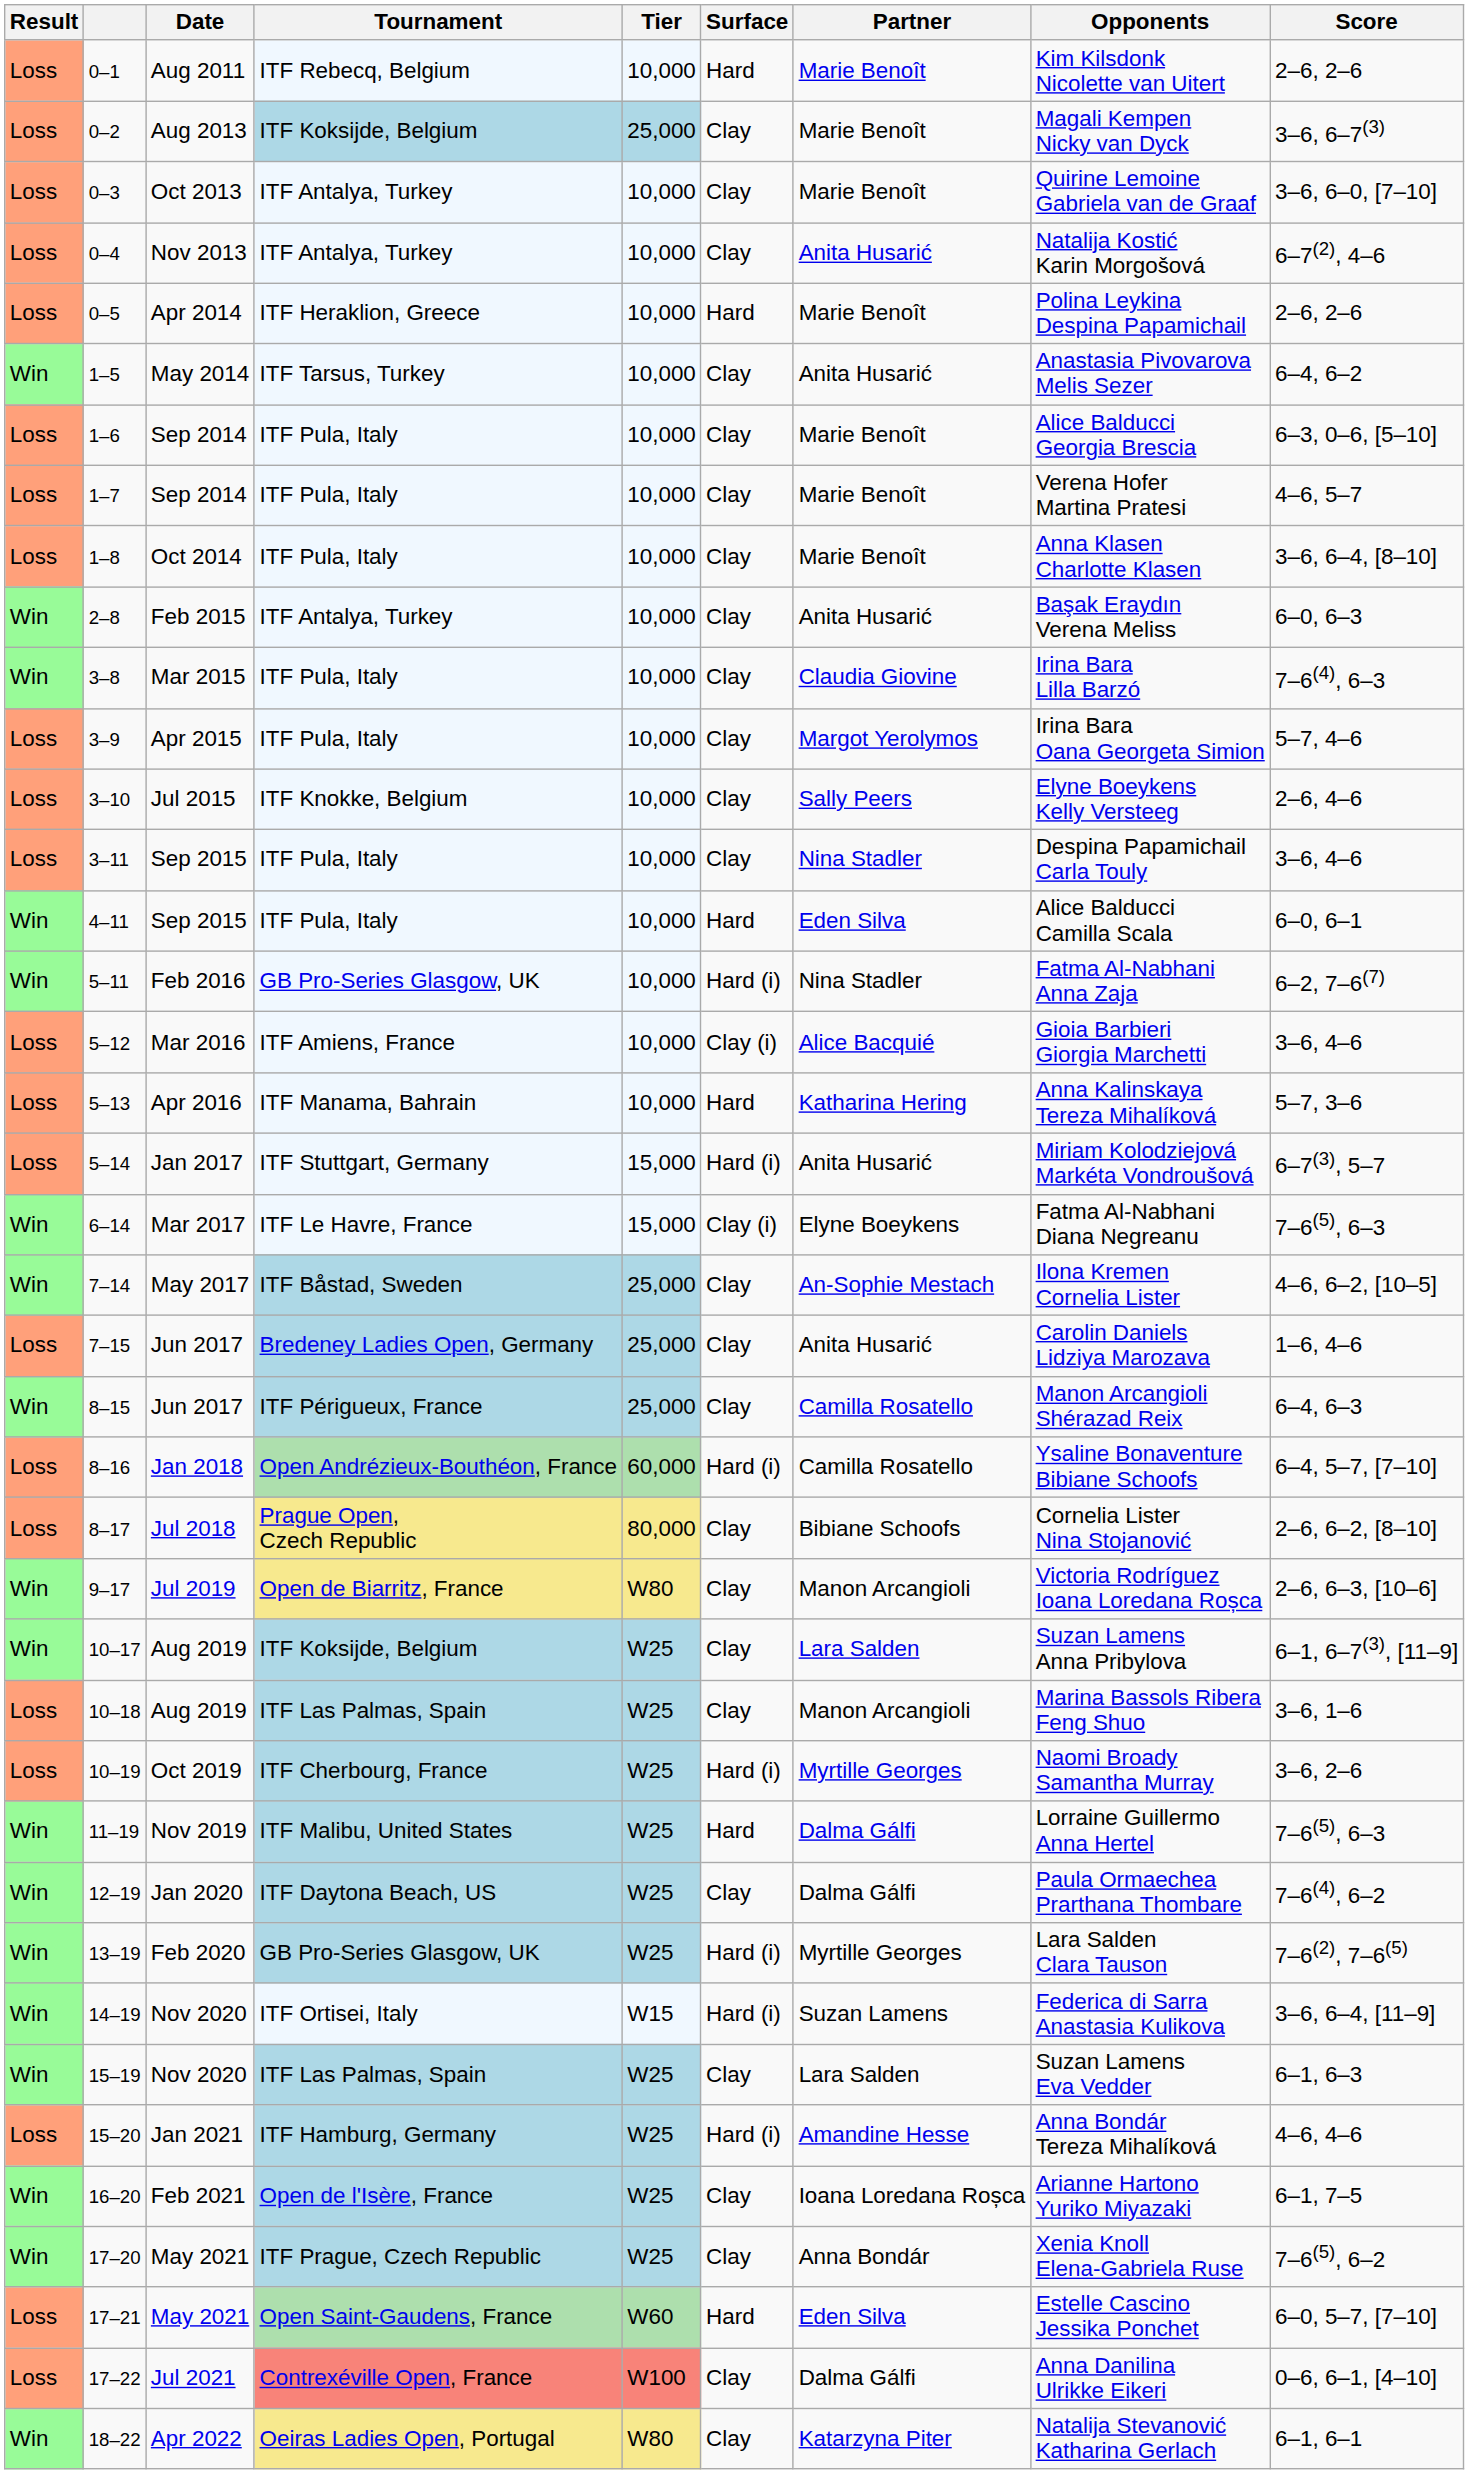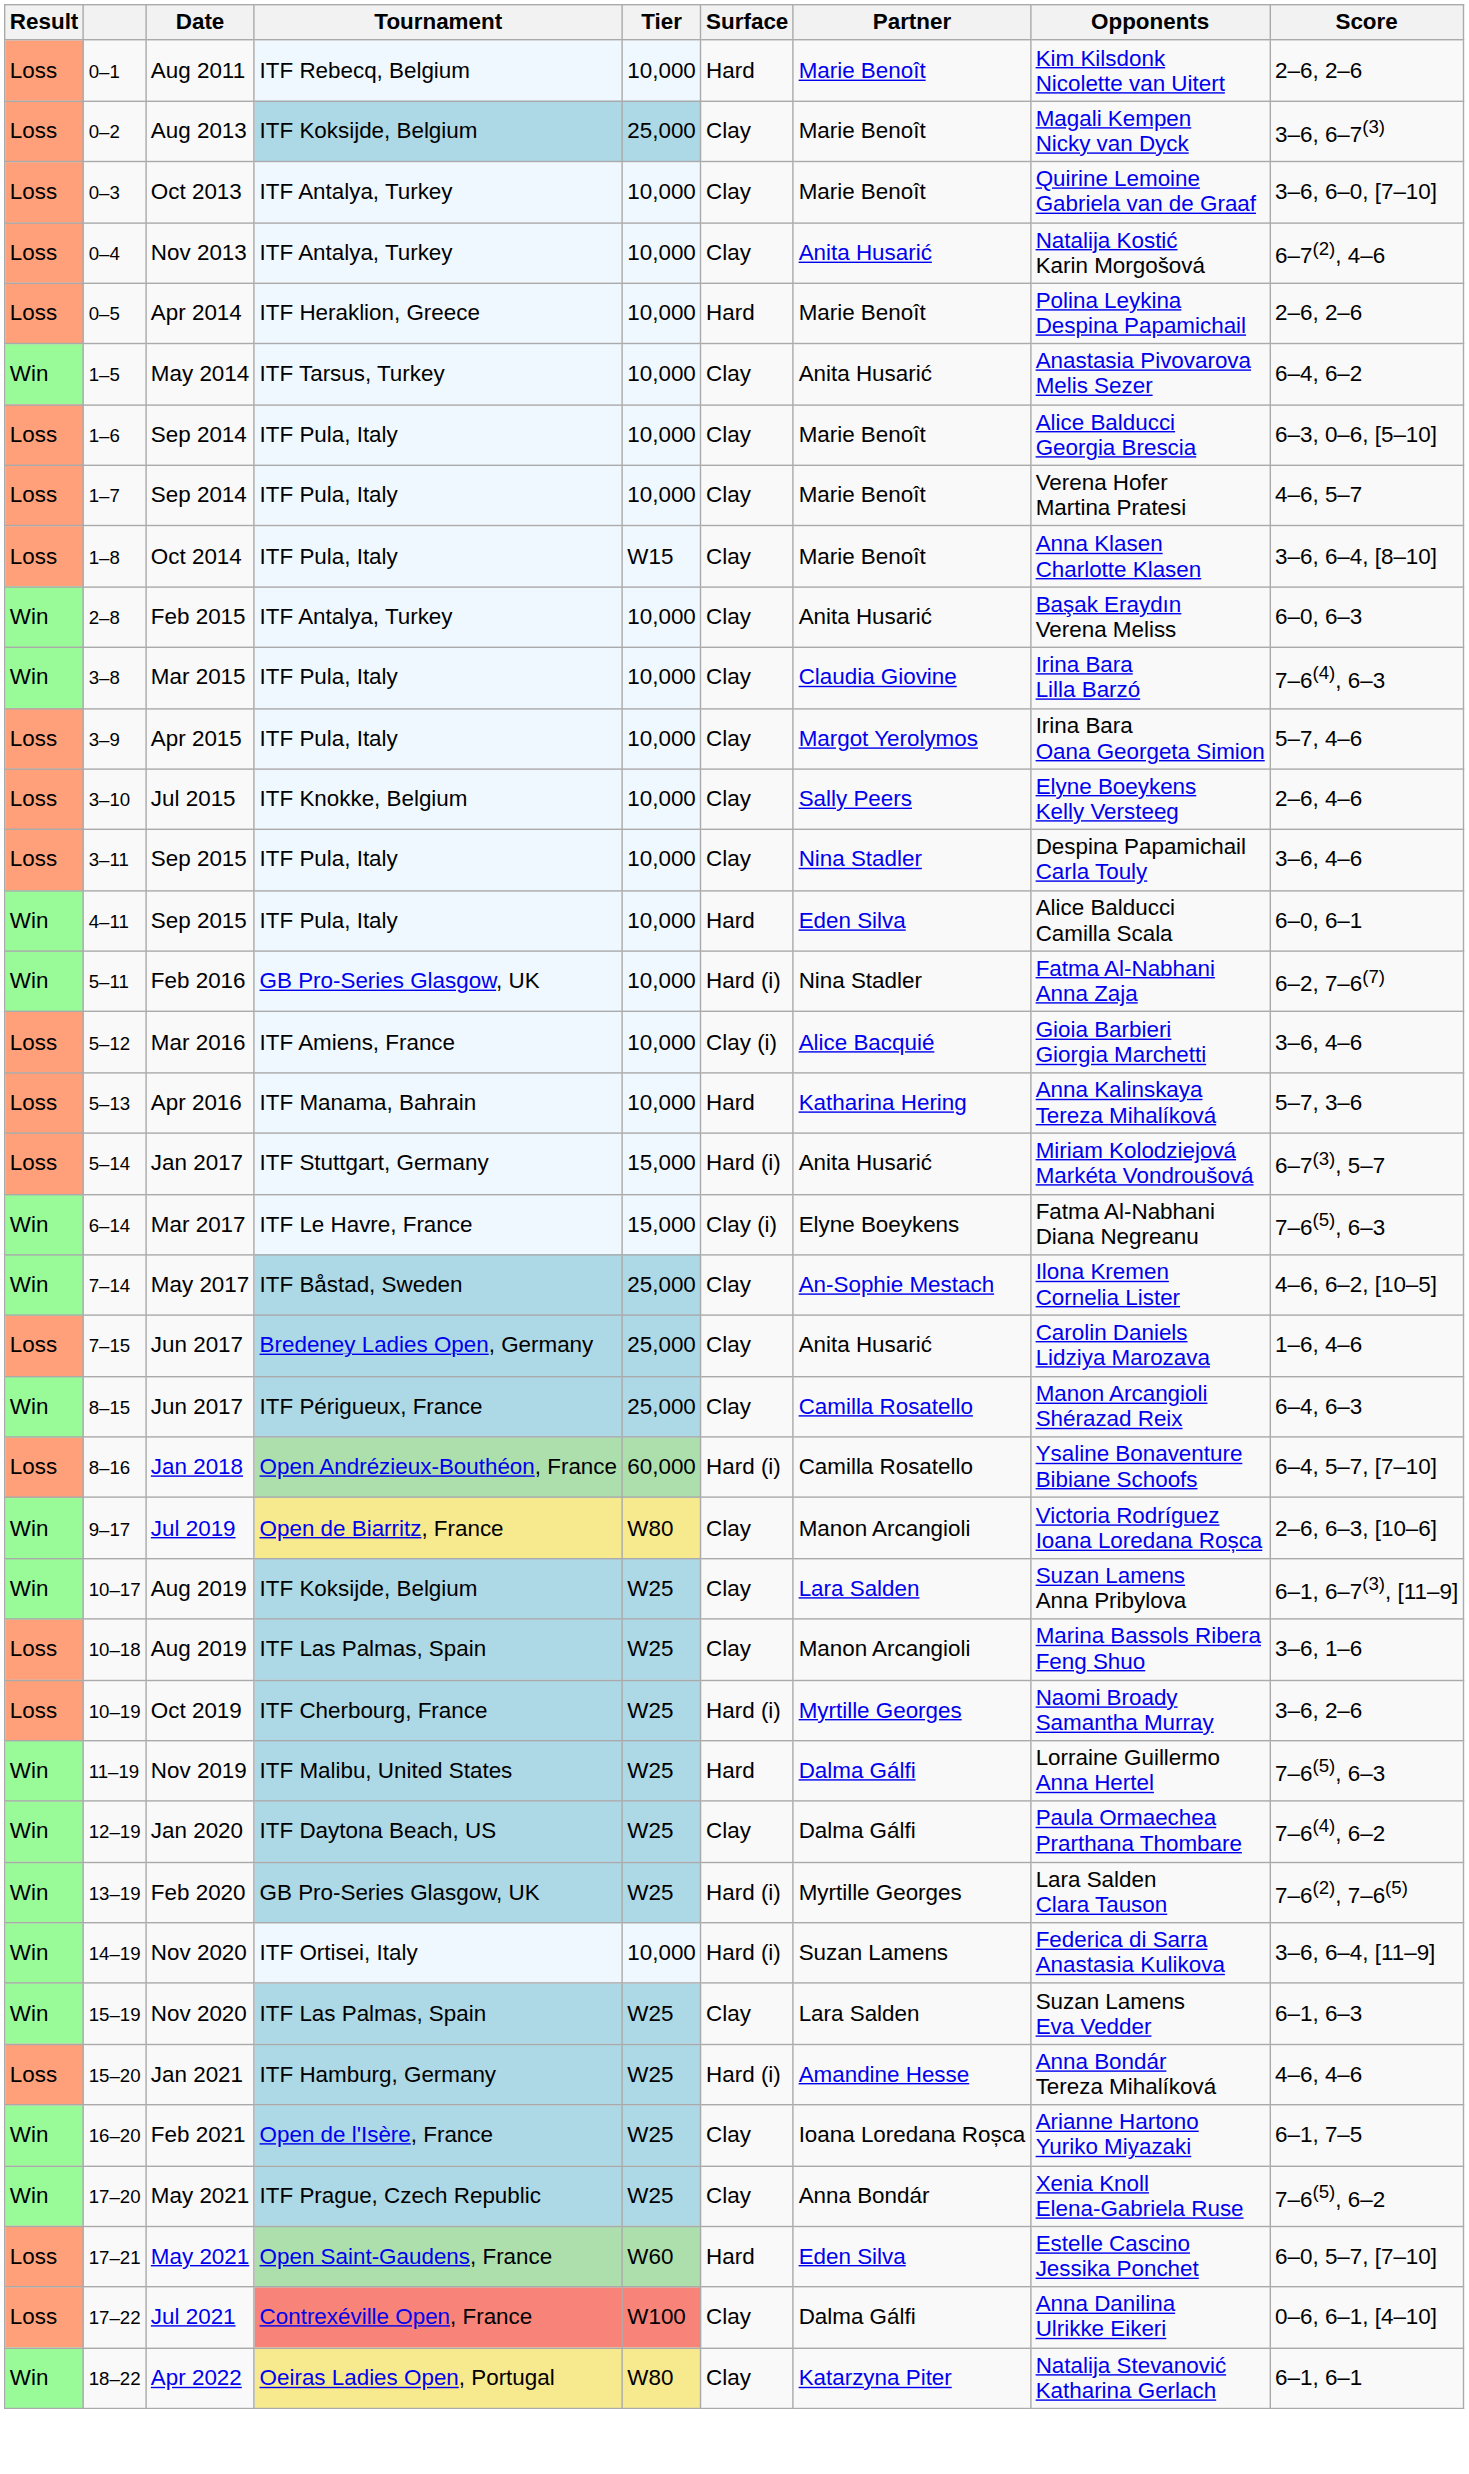(662, 556) 10,000 -> (650, 556) W15
- row: (109, 1529)
(650, 2013) W15 -> (662, 1952) 10,000
